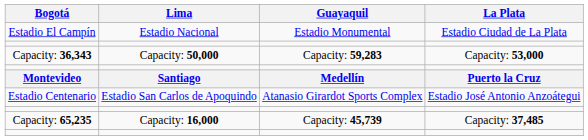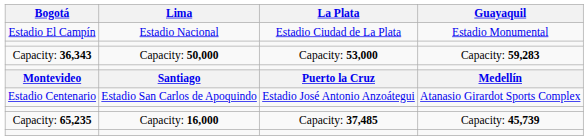columns swapped: (504, 13) <-> (342, 13)
